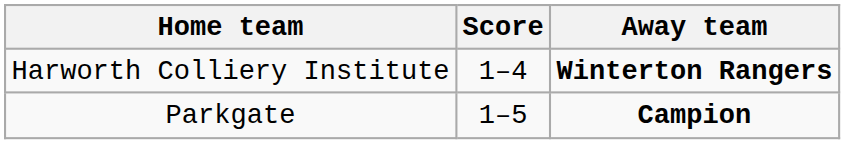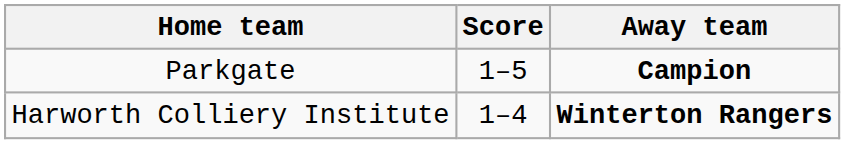rows swapped: (231, 115) <-> (231, 71)
